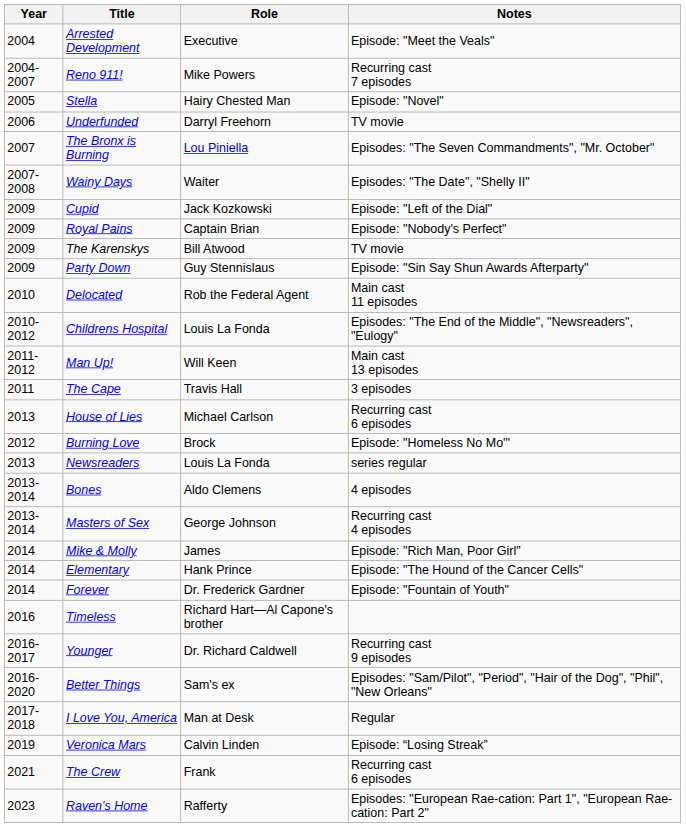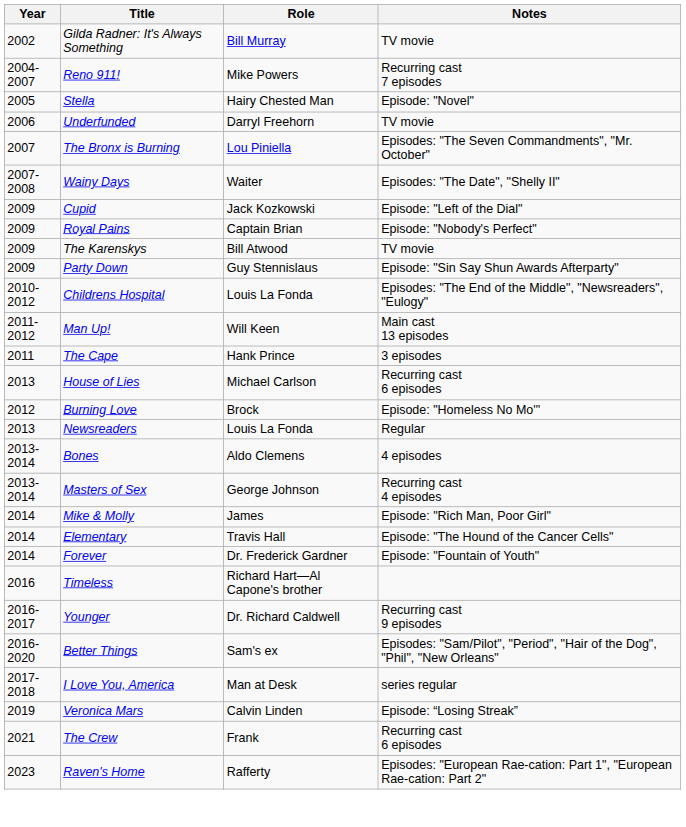+ row: (132, 41)
- row: (103, 41)
- row: (94, 295)
(213, 389) Travis Hall -> (261, 355) Hank Prince
(389, 463) series regular -> (403, 429) Regular
(218, 570) Hank Prince -> (256, 536) Travis Hall
(373, 718) Regular -> (419, 684) series regular
